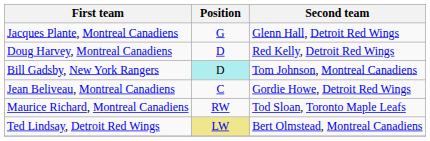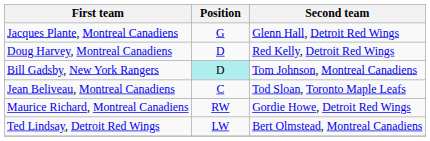(332, 88) Gordie Howe, Detroit Red Wings -> (329, 88) Tod Sloan, Toronto Maple Leafs
(329, 107) Tod Sloan, Toronto Maple Leafs -> (332, 107) Gordie Howe, Detroit Red Wings
(220, 126) khaki background -> (220, 126) no background
